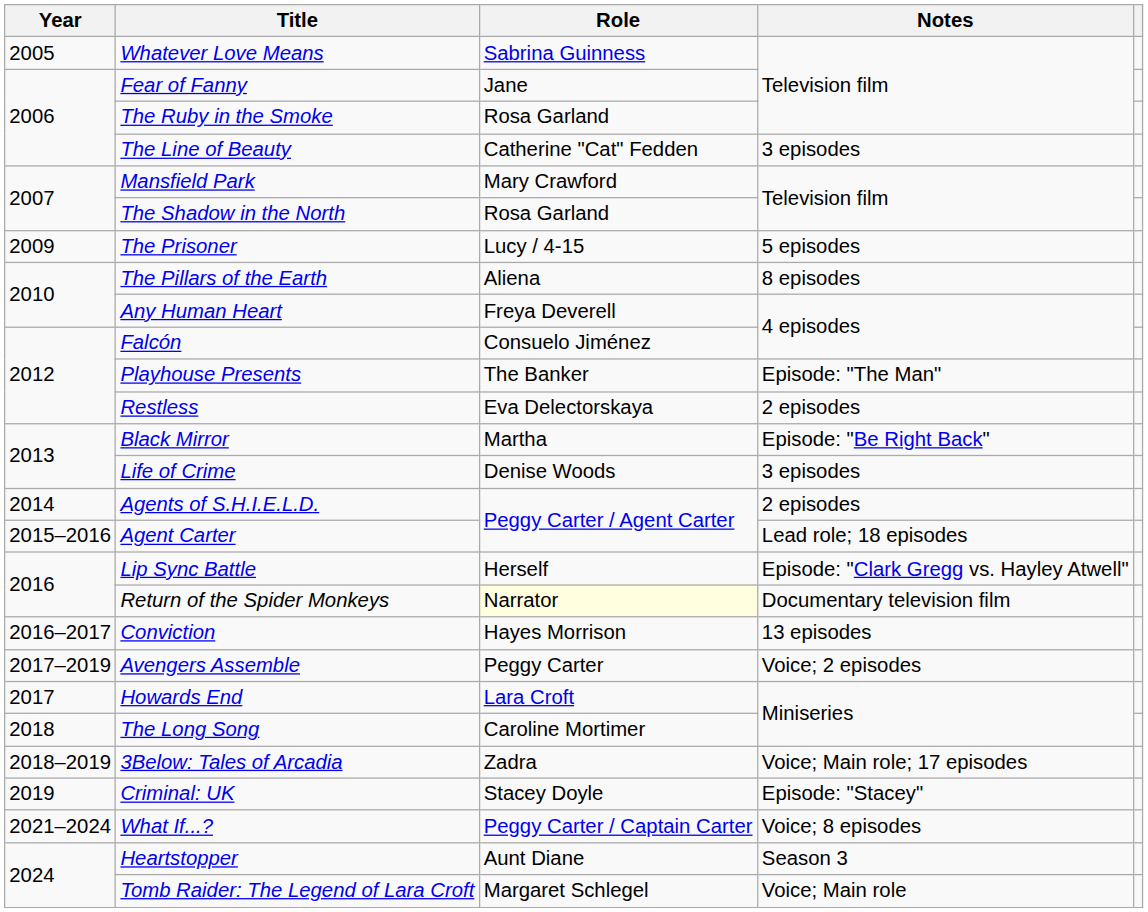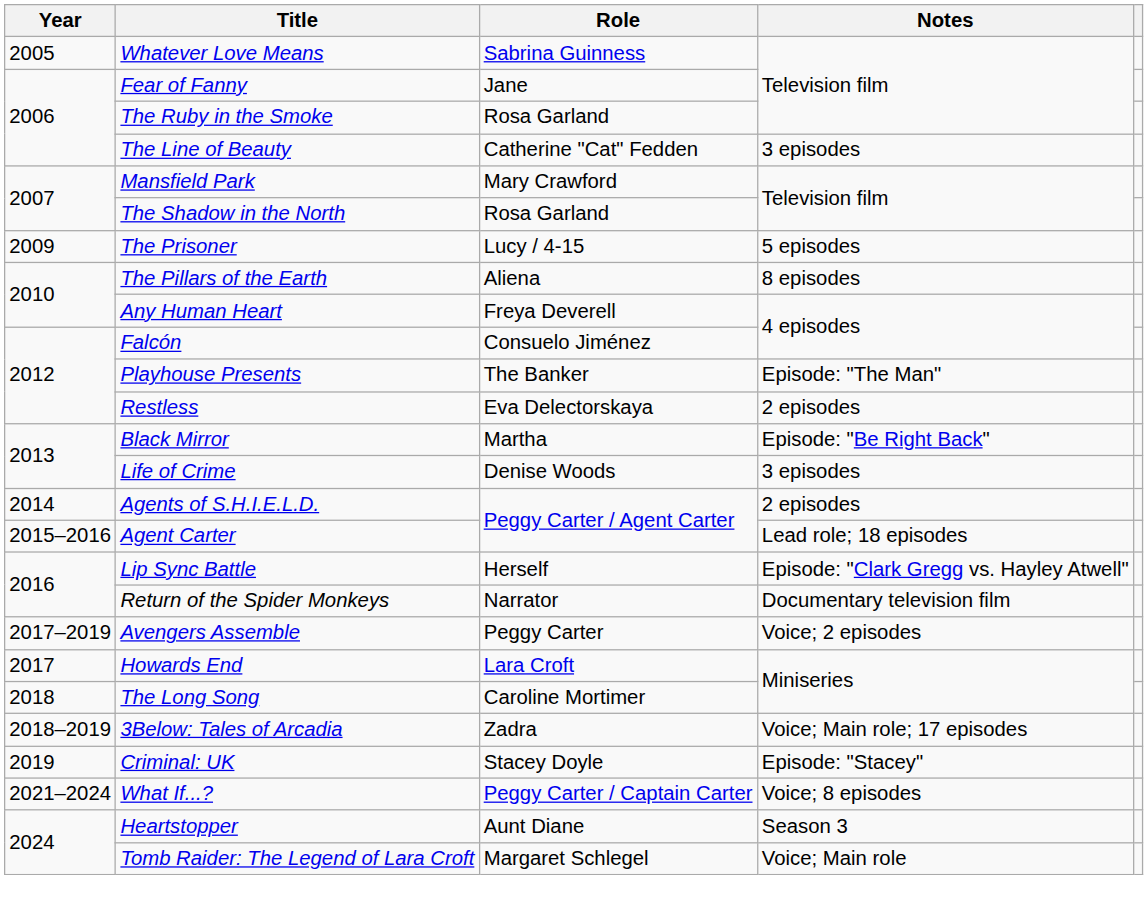(521, 600) lightyellow background -> (521, 600) no background
- row: (168, 632)
